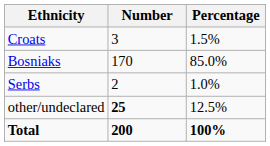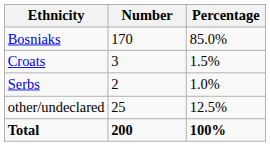rows swapped: (34, 61) <-> (27, 38)
(118, 107) bold -> (118, 107) normal
